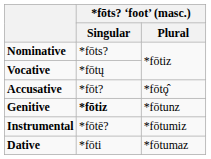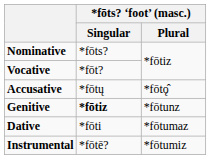(91, 70) *fōtų -> (91, 70) *fōt?
(91, 88) *fōt? -> (91, 88) *fōtų
rows swapped: (24, 145) <-> (40, 126)
